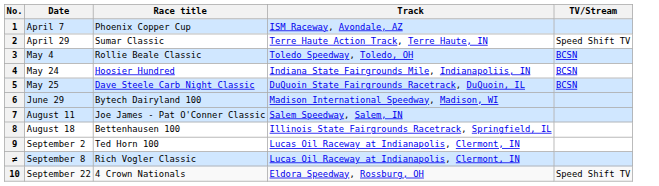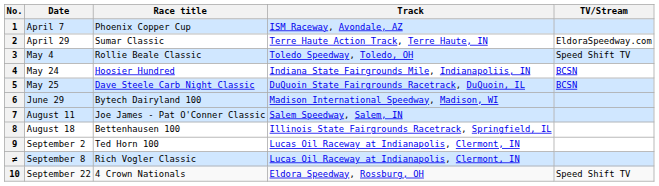(593, 41) Speed Shift TV -> (604, 41) EldoraSpeedway.com
(567, 56) BCSN -> (593, 56) Speed Shift TV
